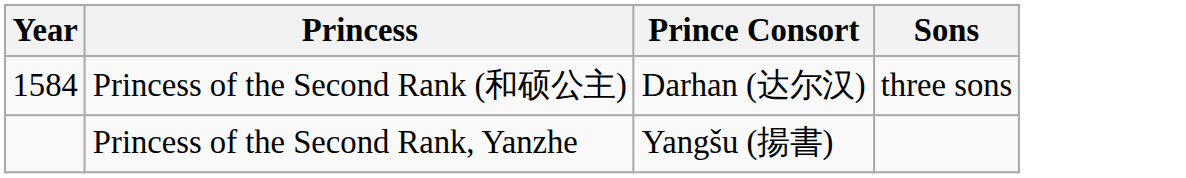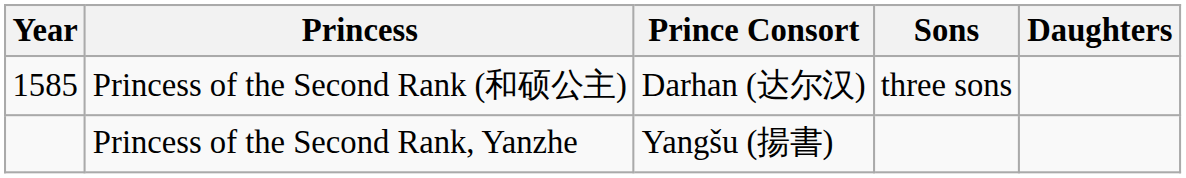+ column: (1100, 30)
(45, 85) 1584 -> (45, 85) 1585
